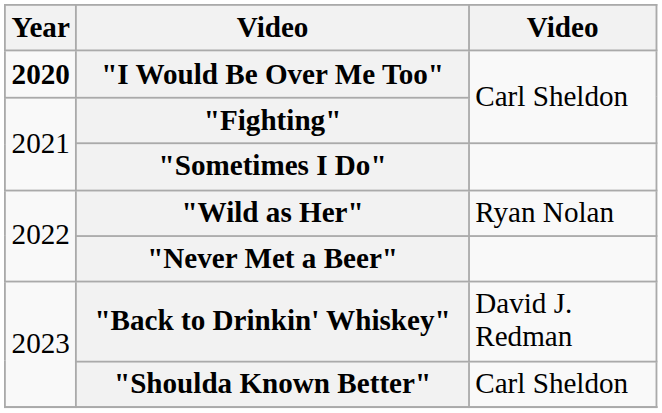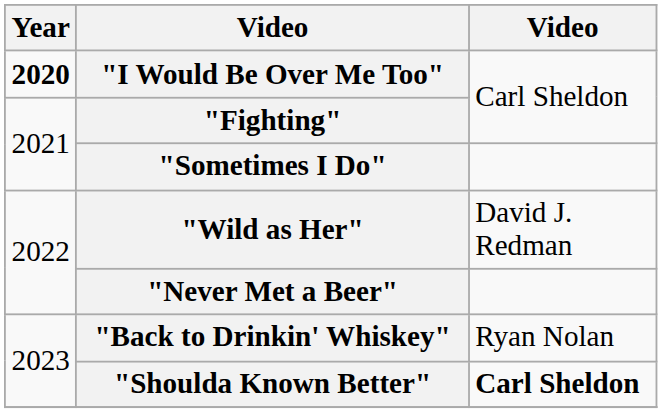(545, 212) Ryan Nolan -> (524, 228) David J. Redman
(524, 321) David J. Redman -> (545, 337) Ryan Nolan
(552, 383) normal -> (557, 383) bold
